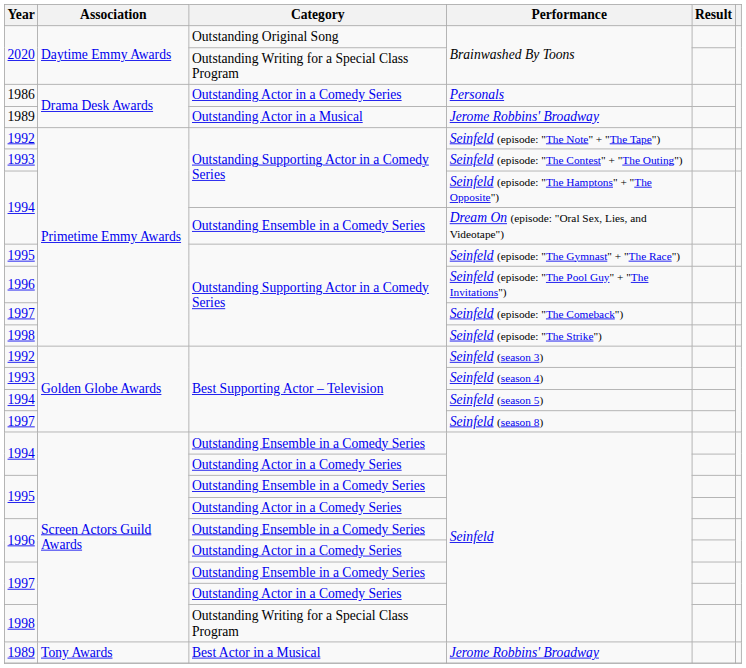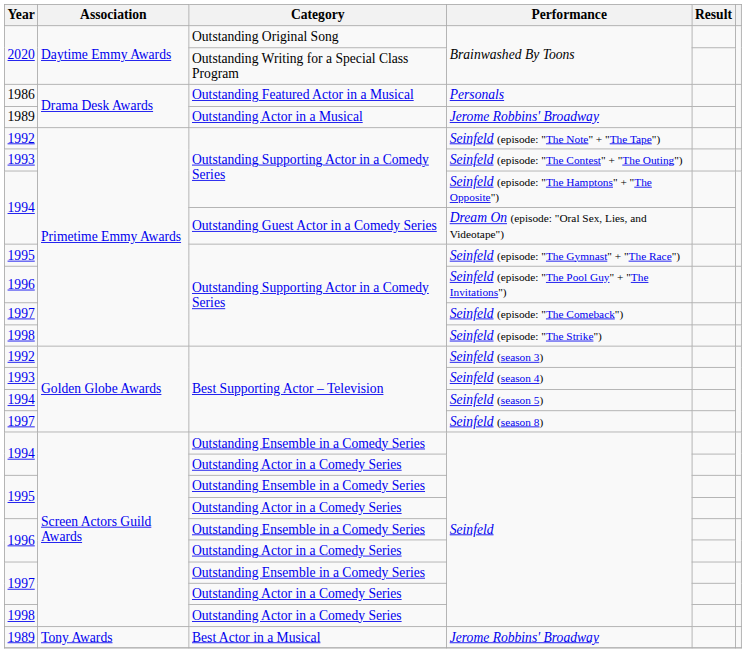(297, 95) Outstanding Actor in a Comedy Series -> (303, 95) Outstanding Featured Actor in a Musical
(309, 226) Outstanding Ensemble in a Comedy Series -> (314, 226) Outstanding Guest Actor in a Comedy Series
(300, 623) Outstanding Writing for a Special Class Program -> (297, 615) Outstanding Actor in a Comedy Series
